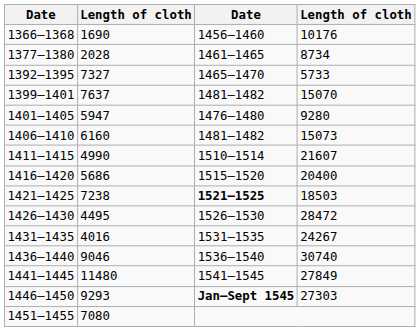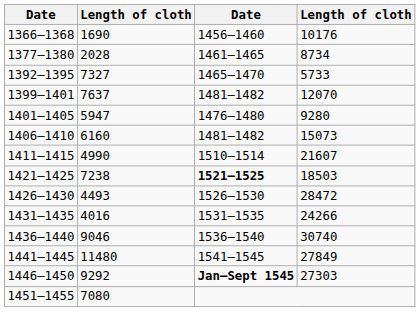(319, 95) 15070 -> (319, 95) 12070
- row: (41, 176)
(95, 216) 4495 -> (95, 196) 4493
(319, 236) 24267 -> (319, 216) 24266
(95, 296) 9293 -> (95, 276) 9292
